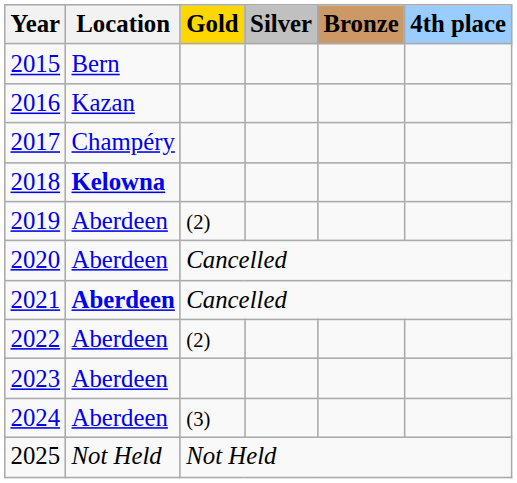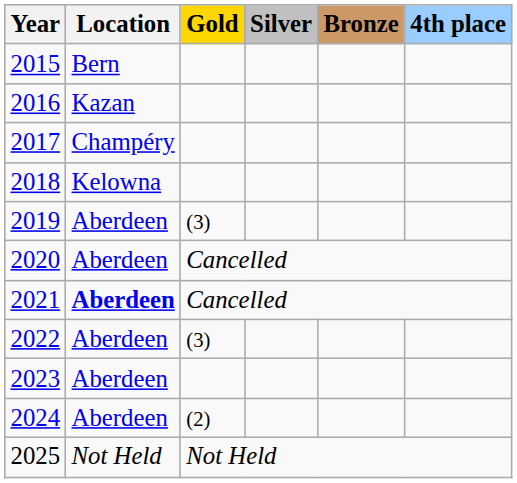(118, 181) bold -> (116, 181) normal
(198, 222) (2) -> (198, 222) (3)
(198, 340) (2) -> (198, 340) (3)
(198, 419) (3) -> (198, 419) (2)
